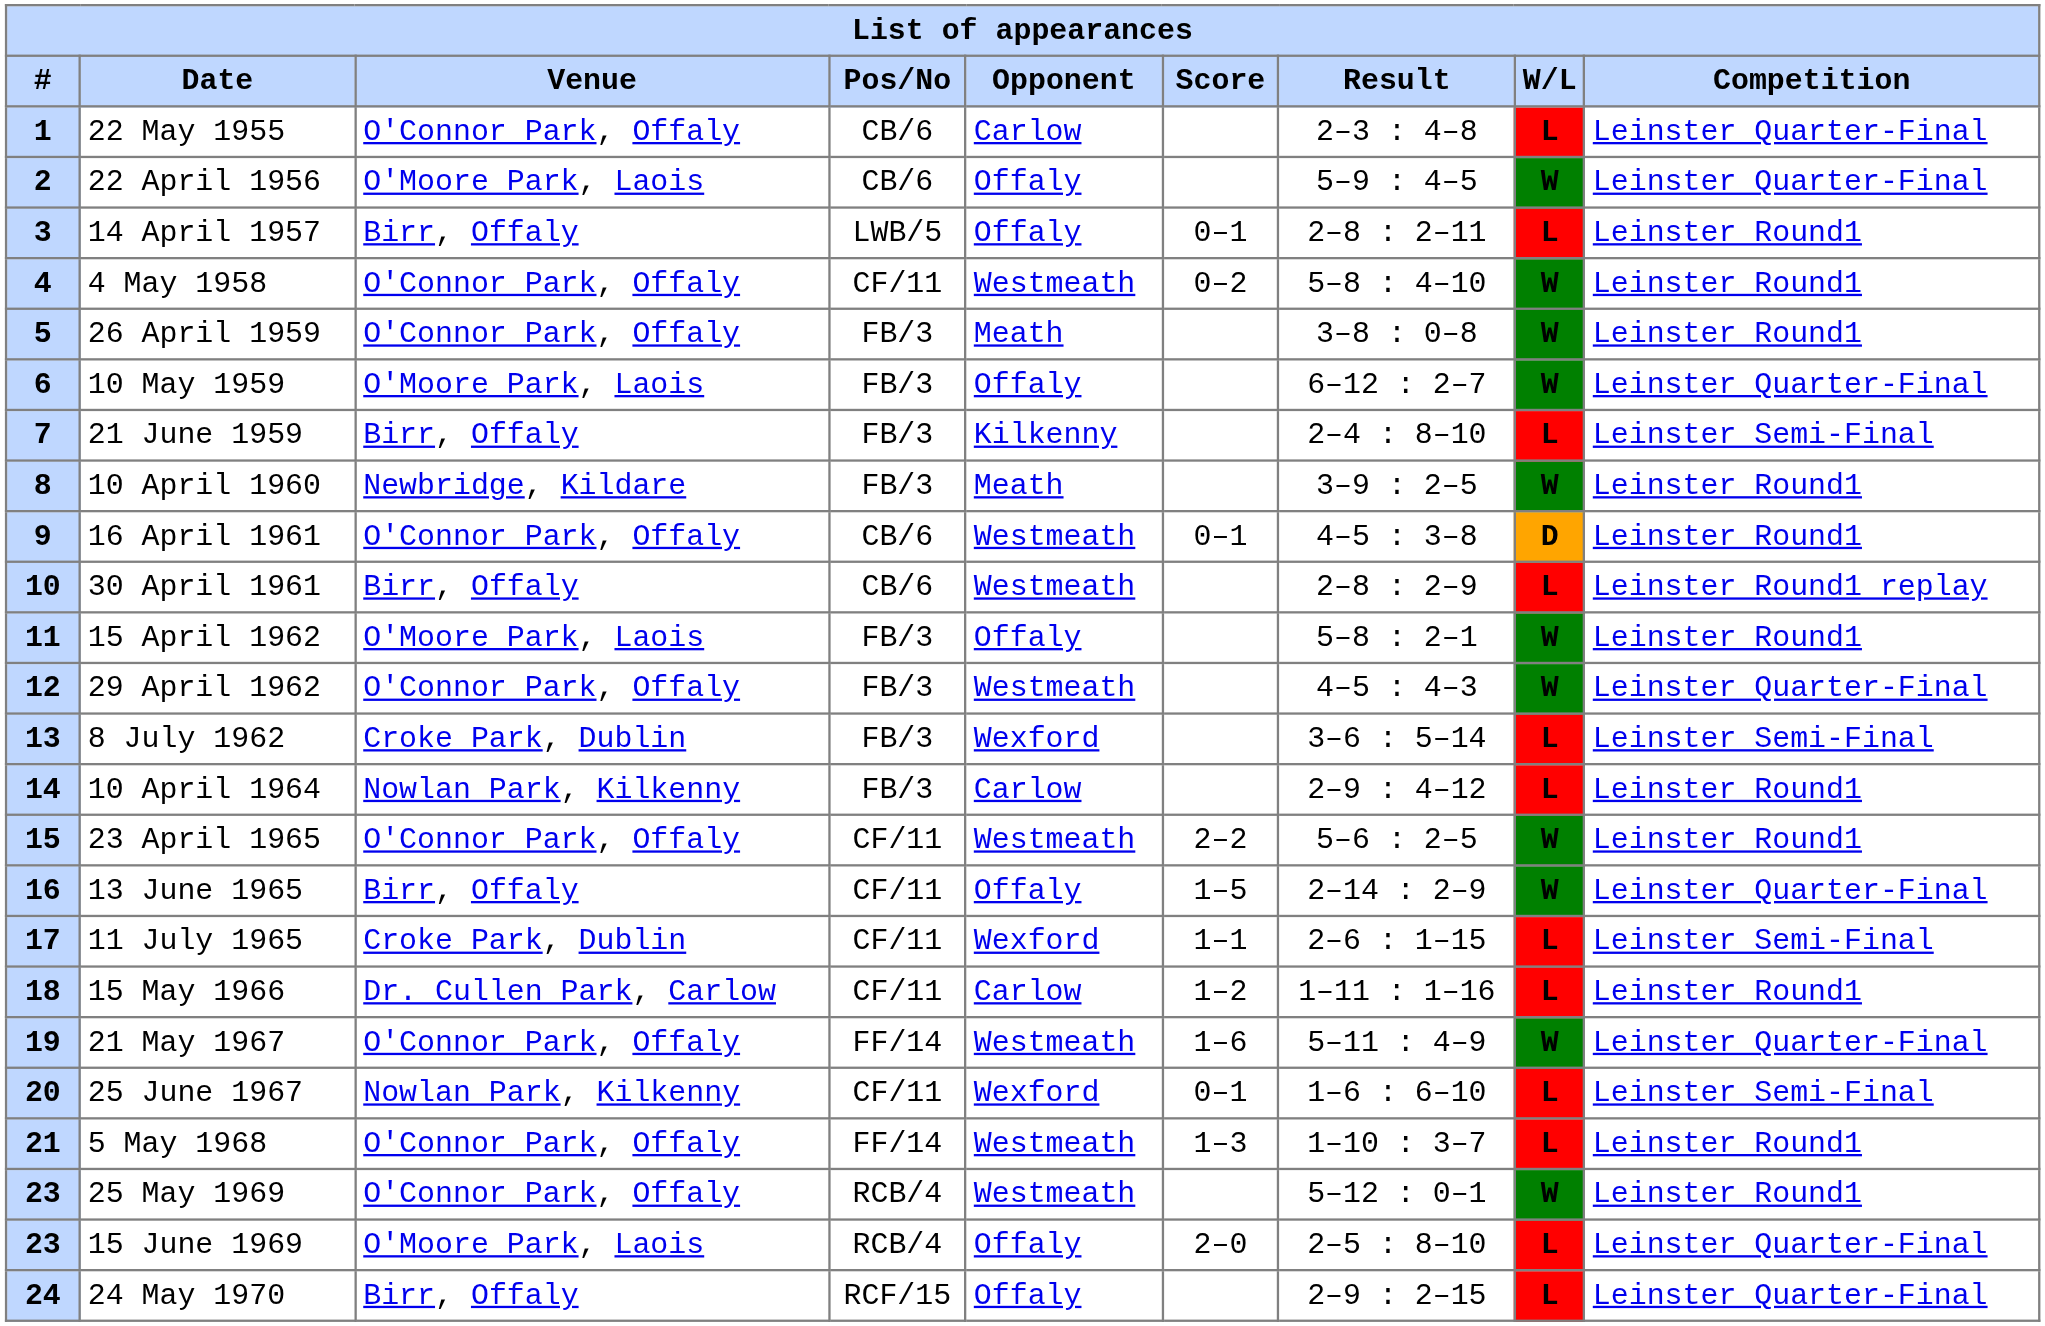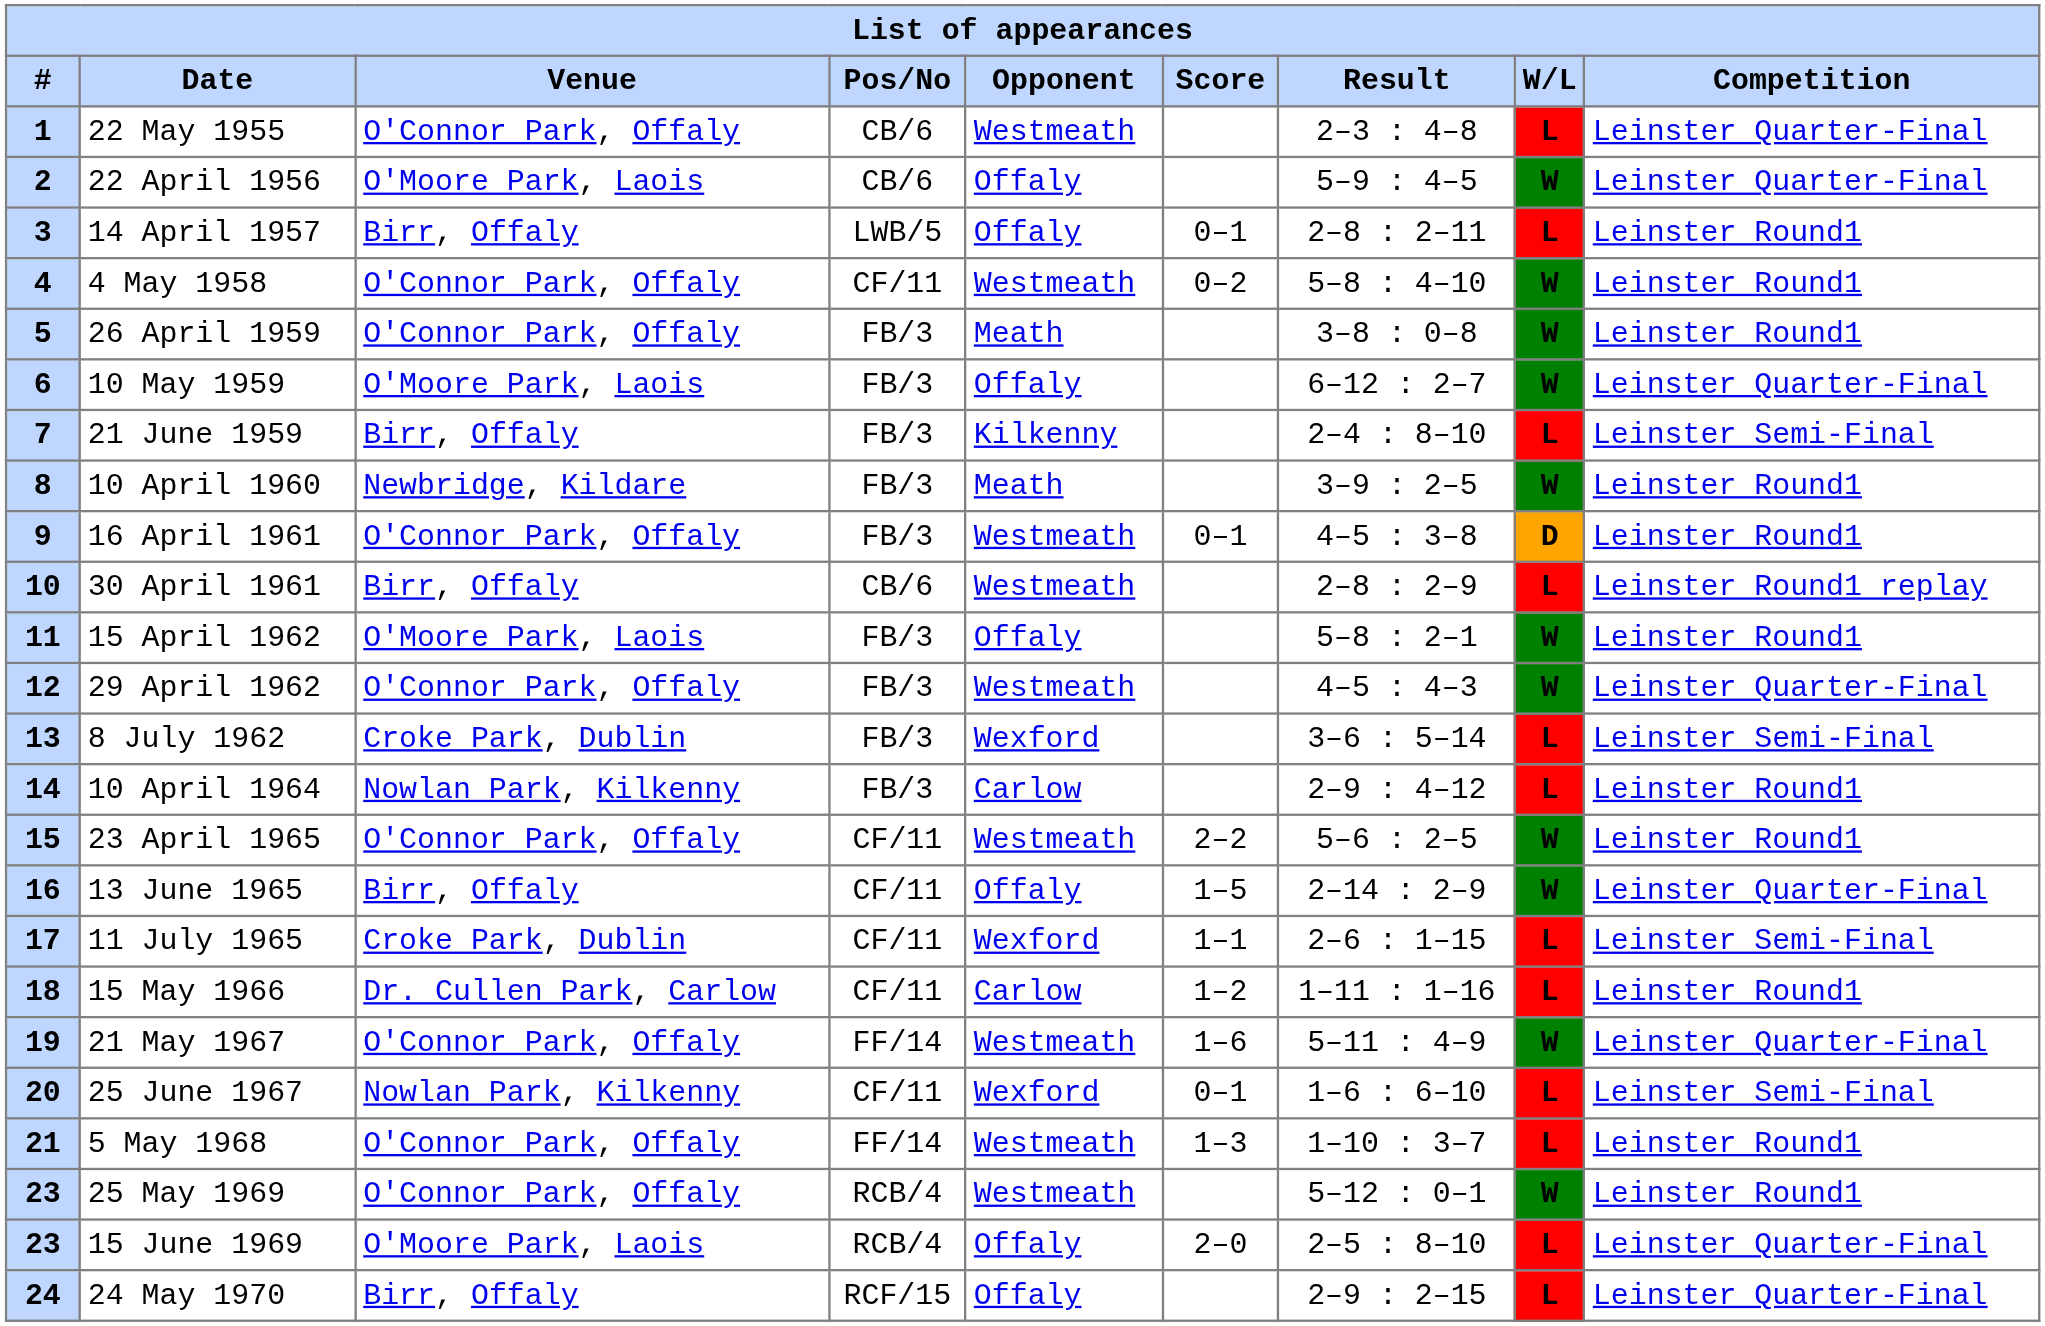(1028, 132) Carlow -> (1055, 132) Westmeath
(897, 536) CB/6 -> (897, 536) FB/3
